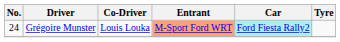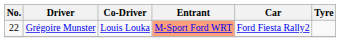(14, 28) 24 -> (14, 28) 22
(273, 28) paleturquoise background -> (273, 28) no background
